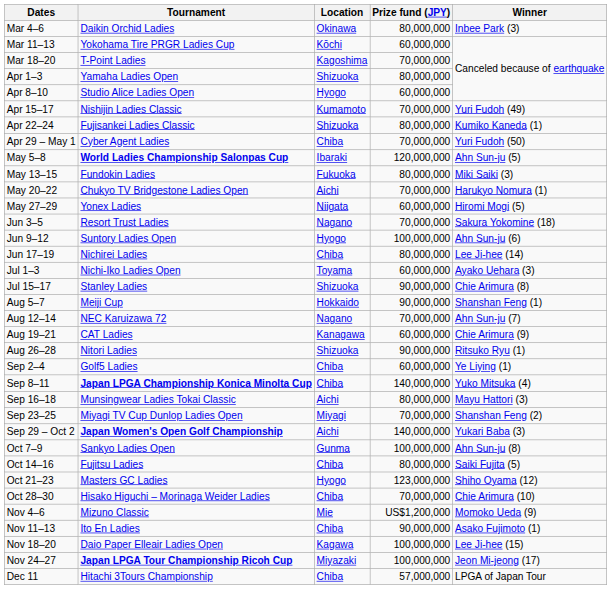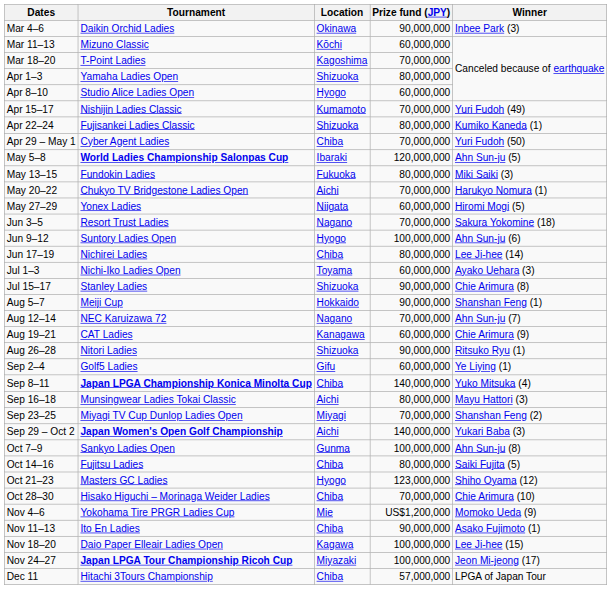(425, 29) 80,000,000 -> (425, 29) 90,000,000
(157, 45) Yokohama Tire PRGR Ladies Cup -> (115, 45) Mizuno Classic
(330, 367) Chiba -> (326, 367) Gifu
(115, 512) Mizuno Classic -> (157, 512) Yokohama Tire PRGR Ladies Cup
